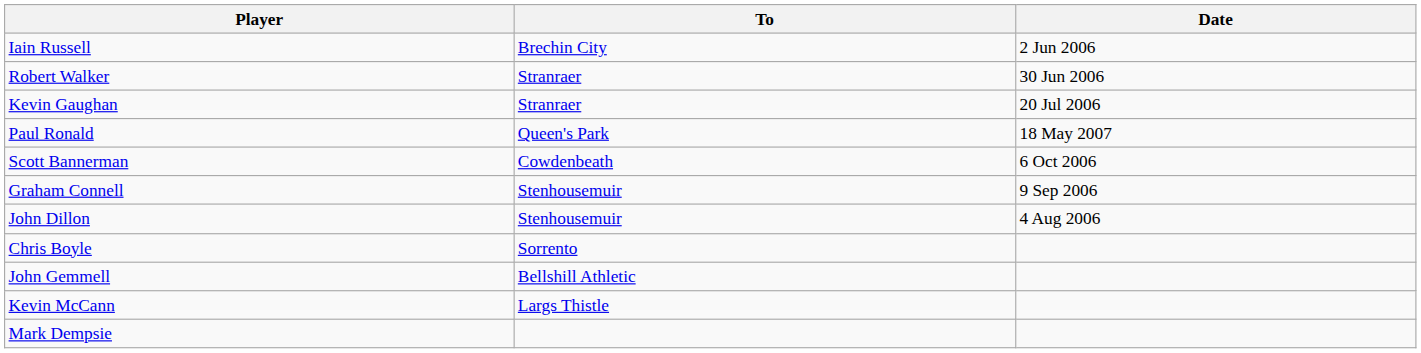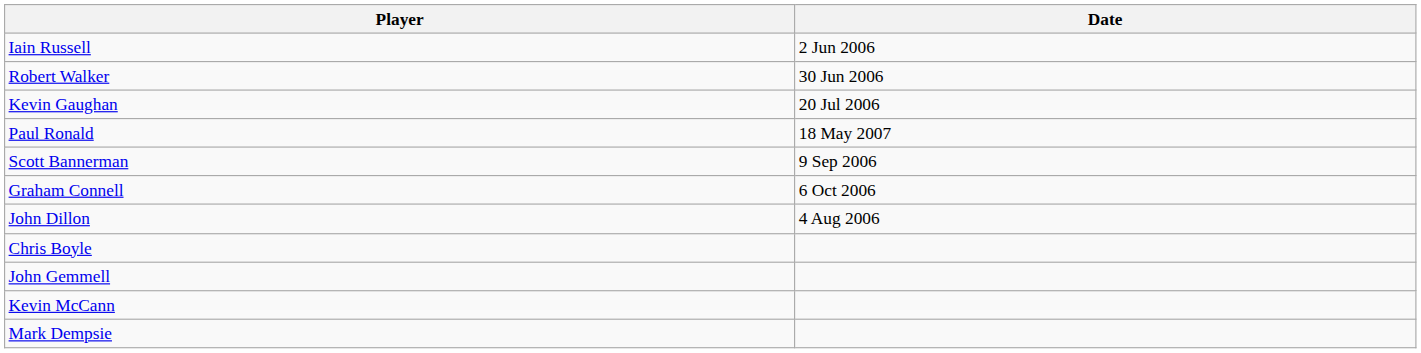- column: (765, 18)
(1058, 161) 6 Oct 2006 -> (838, 161) 9 Sep 2006
(1058, 190) 9 Sep 2006 -> (837, 190) 6 Oct 2006
